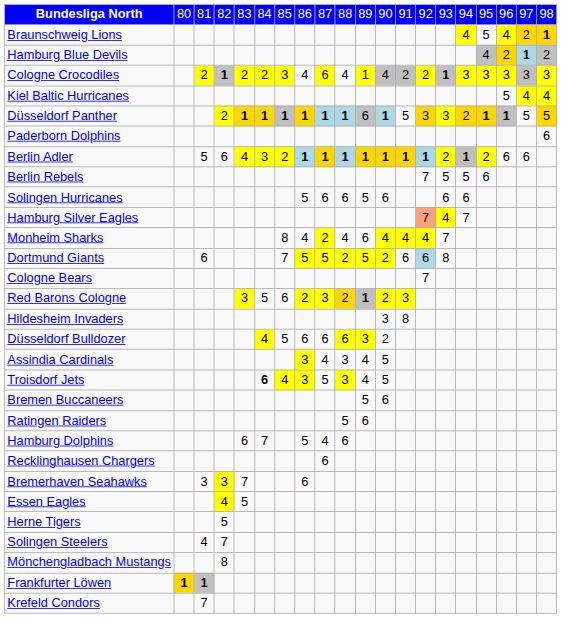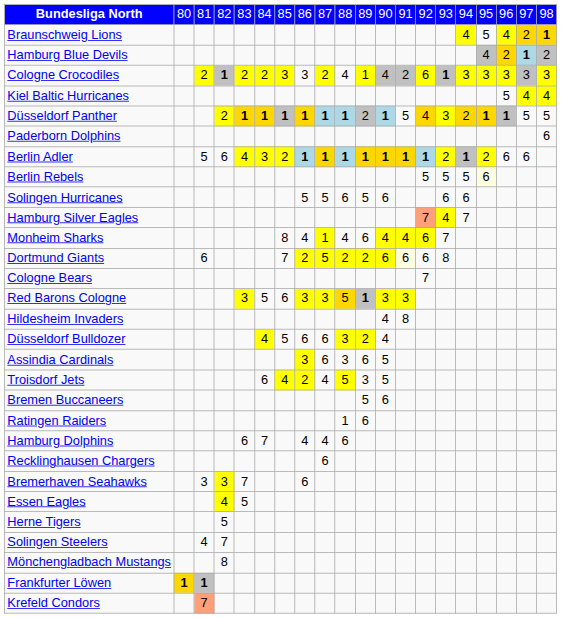(305, 75) 4 -> (305, 75) 3
(325, 75) 6 -> (325, 75) 2
(426, 75) 2 -> (426, 75) 6
(365, 116) 6 -> (365, 116) 2
(426, 116) 3 -> (426, 116) 4
(546, 116) gold background -> (546, 116) no background
(426, 177) 7 -> (426, 177) 5
(486, 177) no background -> (486, 177) lightyellow background
(325, 197) 6 -> (325, 197) 5
(325, 237) 2 -> (325, 237) 1
(426, 237) 4 -> (426, 237) 6
(305, 258) 5 -> (305, 258) 2
(365, 258) 5 -> (365, 258) 2
(385, 258) 2 -> (385, 258) 6
(406, 258) no background -> (406, 258) lightyellow background
(426, 258) lightblue background -> (426, 258) no background
(305, 298) 2 -> (305, 298) 3
(345, 298) 2 -> (345, 298) 5
(385, 298) 2 -> (385, 298) 3
(385, 319) 3 -> (385, 319) 4
(345, 339) 6 -> (345, 339) 3
(365, 339) 3 -> (365, 339) 2
(385, 339) 2 -> (385, 339) 4
(325, 359) 4 -> (325, 359) 6
(365, 359) 4 -> (365, 359) 6
(265, 380) bold -> (265, 380) normal
(305, 380) 3 -> (305, 380) 2
(325, 380) 5 -> (325, 380) 4
(345, 380) 3 -> (345, 380) 5
(365, 380) 4 -> (365, 380) 3
(345, 420) 5 -> (345, 420) 1
(305, 440) 5 -> (305, 440) 4
(204, 603) no background -> (204, 603) lightsalmon background
